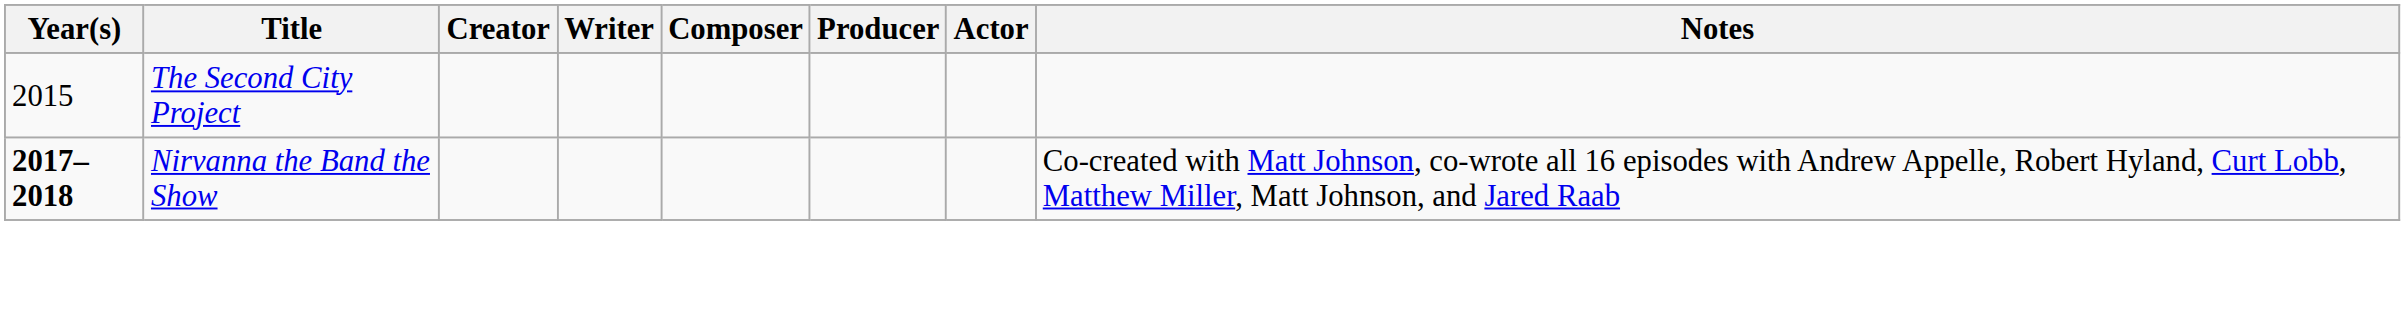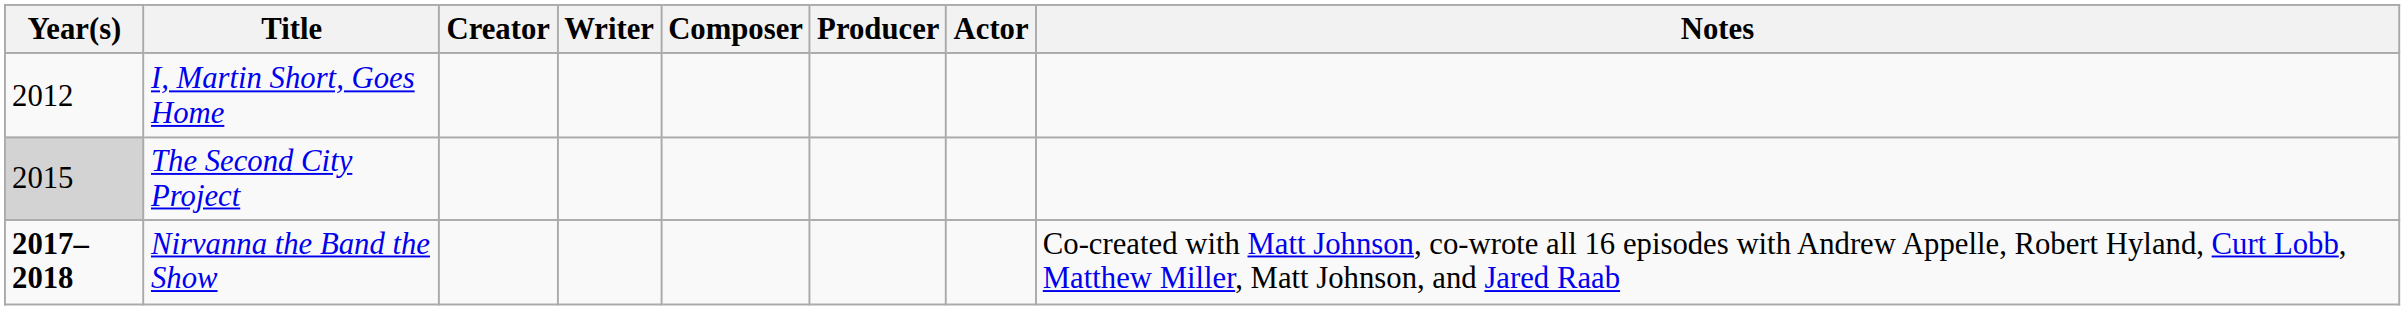+ row: (283, 94)
(43, 94) no background -> (43, 178) lightgrey background
